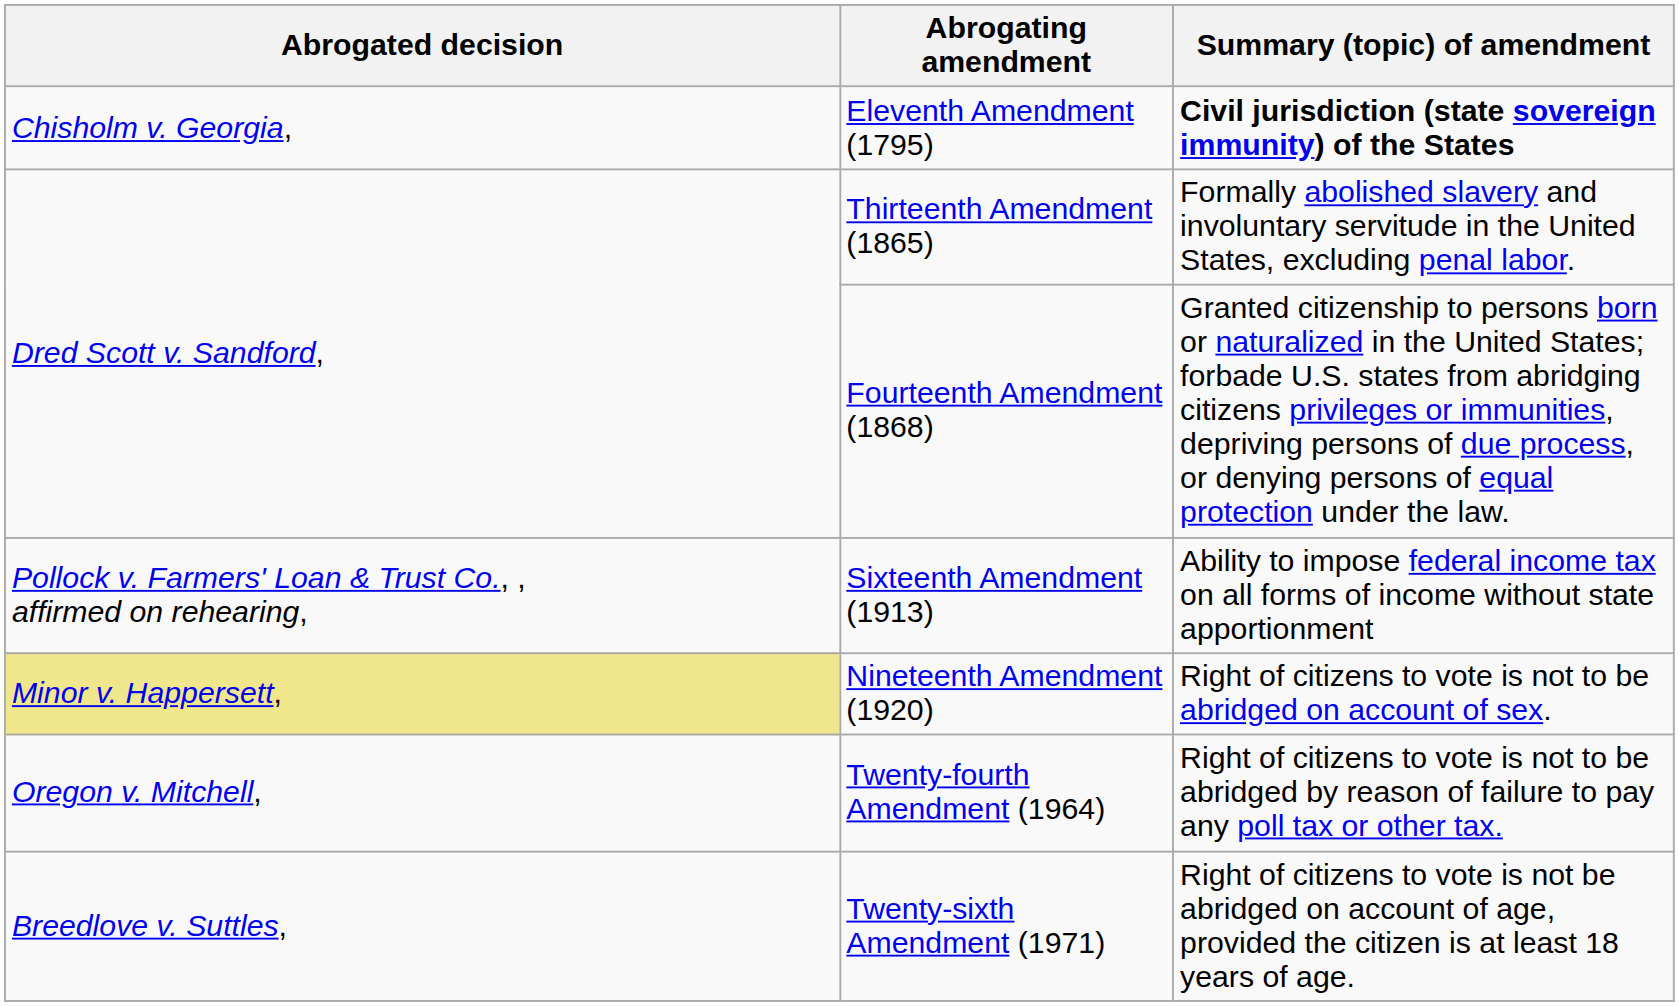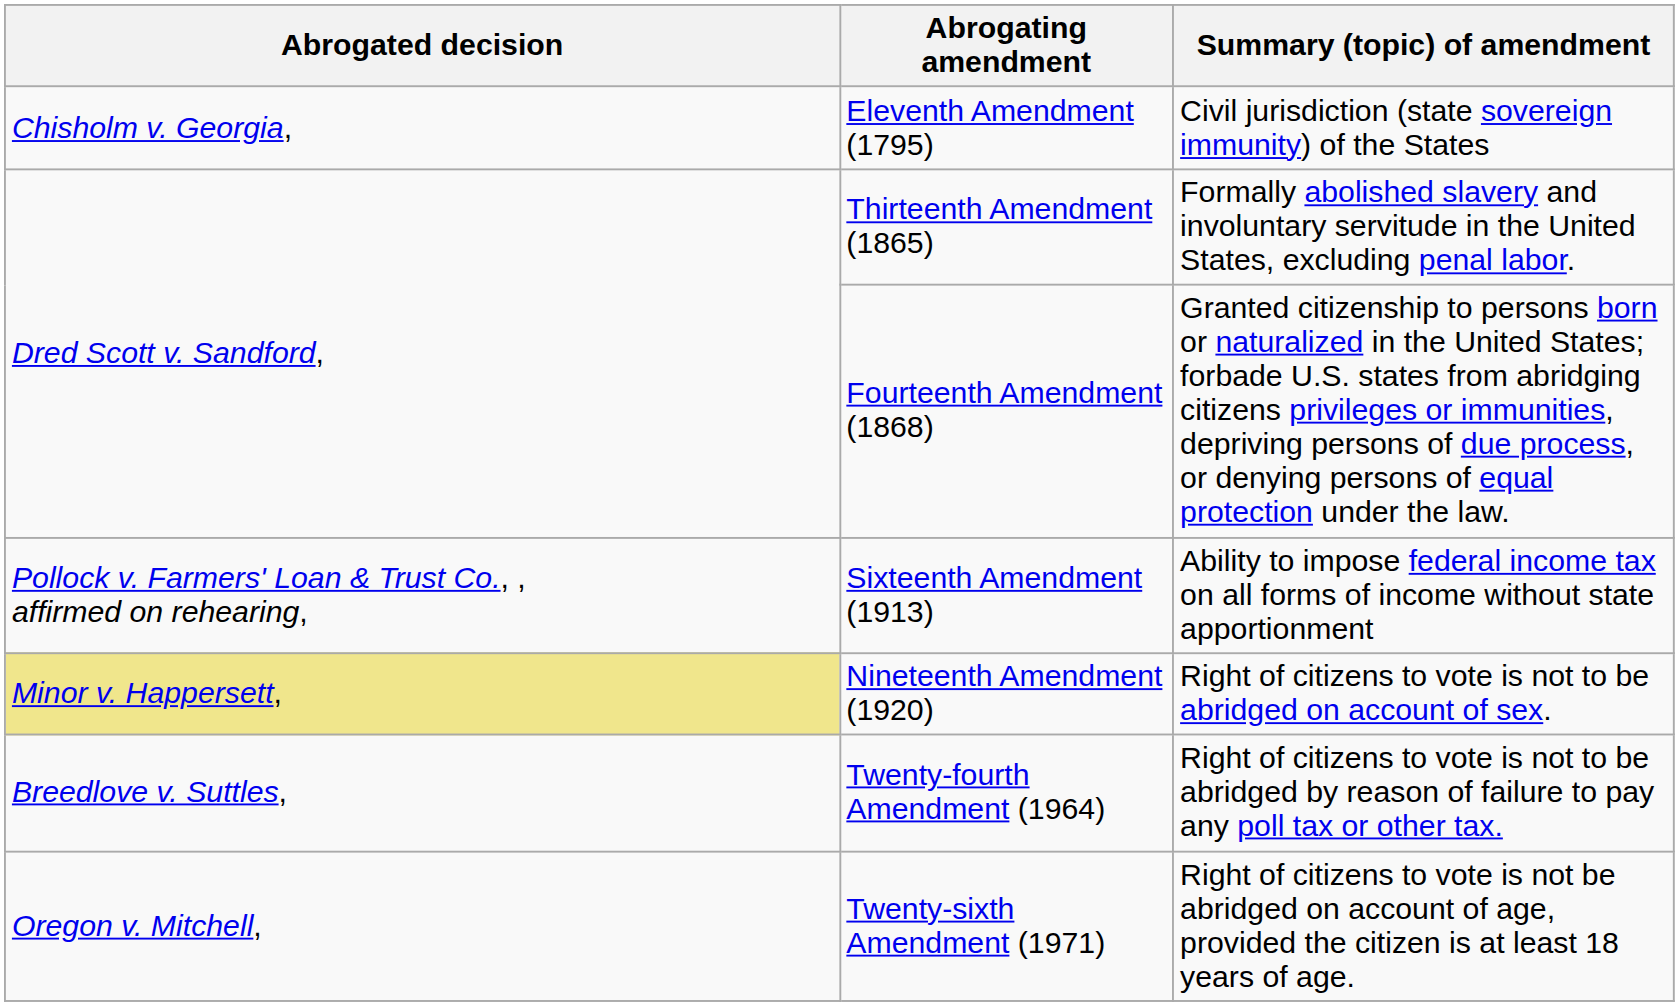(1418, 127) bold -> (1396, 127) normal
(137, 792) Oregon v. Mitchell, -> (149, 792) Breedlove v. Suttles,
(149, 925) Breedlove v. Suttles, -> (137, 925) Oregon v. Mitchell,
